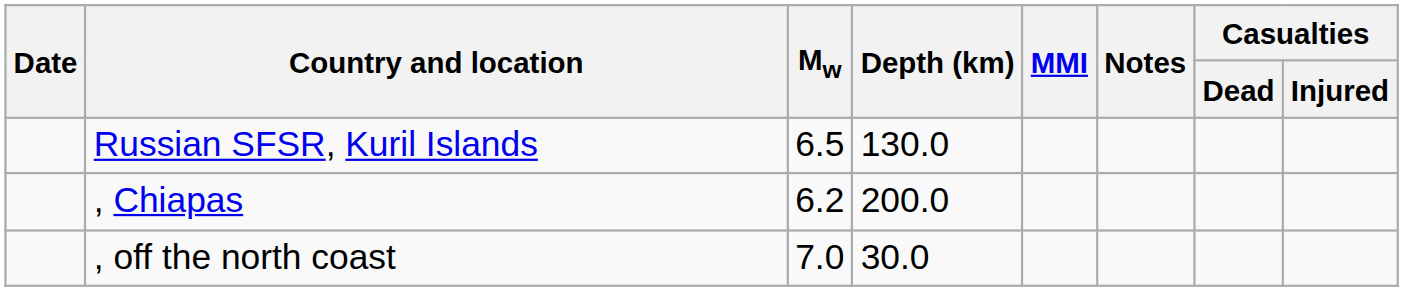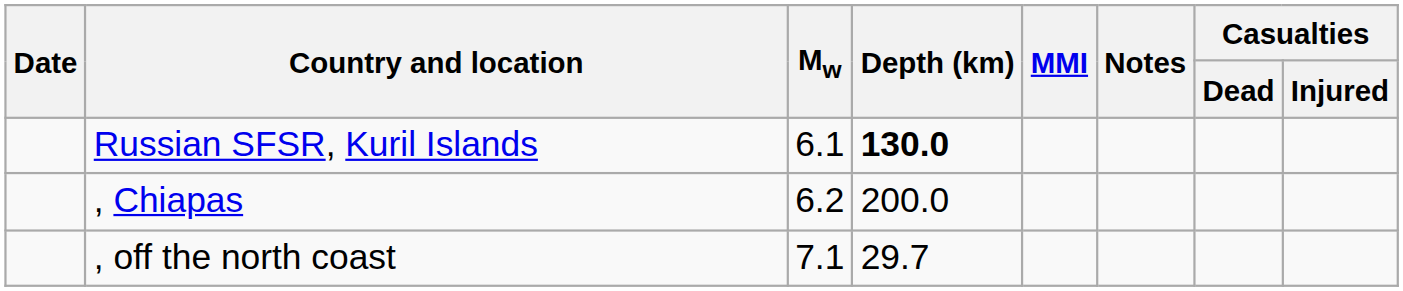(820, 144) 6.5 -> (820, 144) 6.1
(905, 144) normal -> (905, 144) bold
(820, 256) 7.0 -> (820, 256) 7.1
(895, 256) 30.0 -> (895, 256) 29.7
